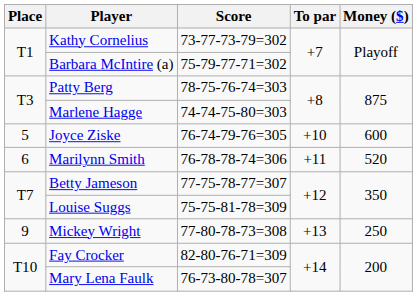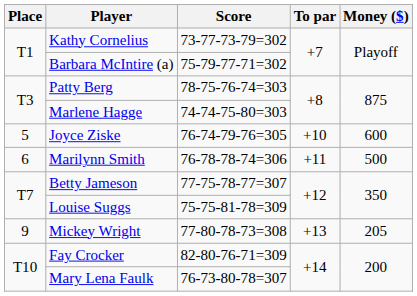(376, 159) 520 -> (376, 159) 500
(376, 231) 250 -> (376, 231) 205
